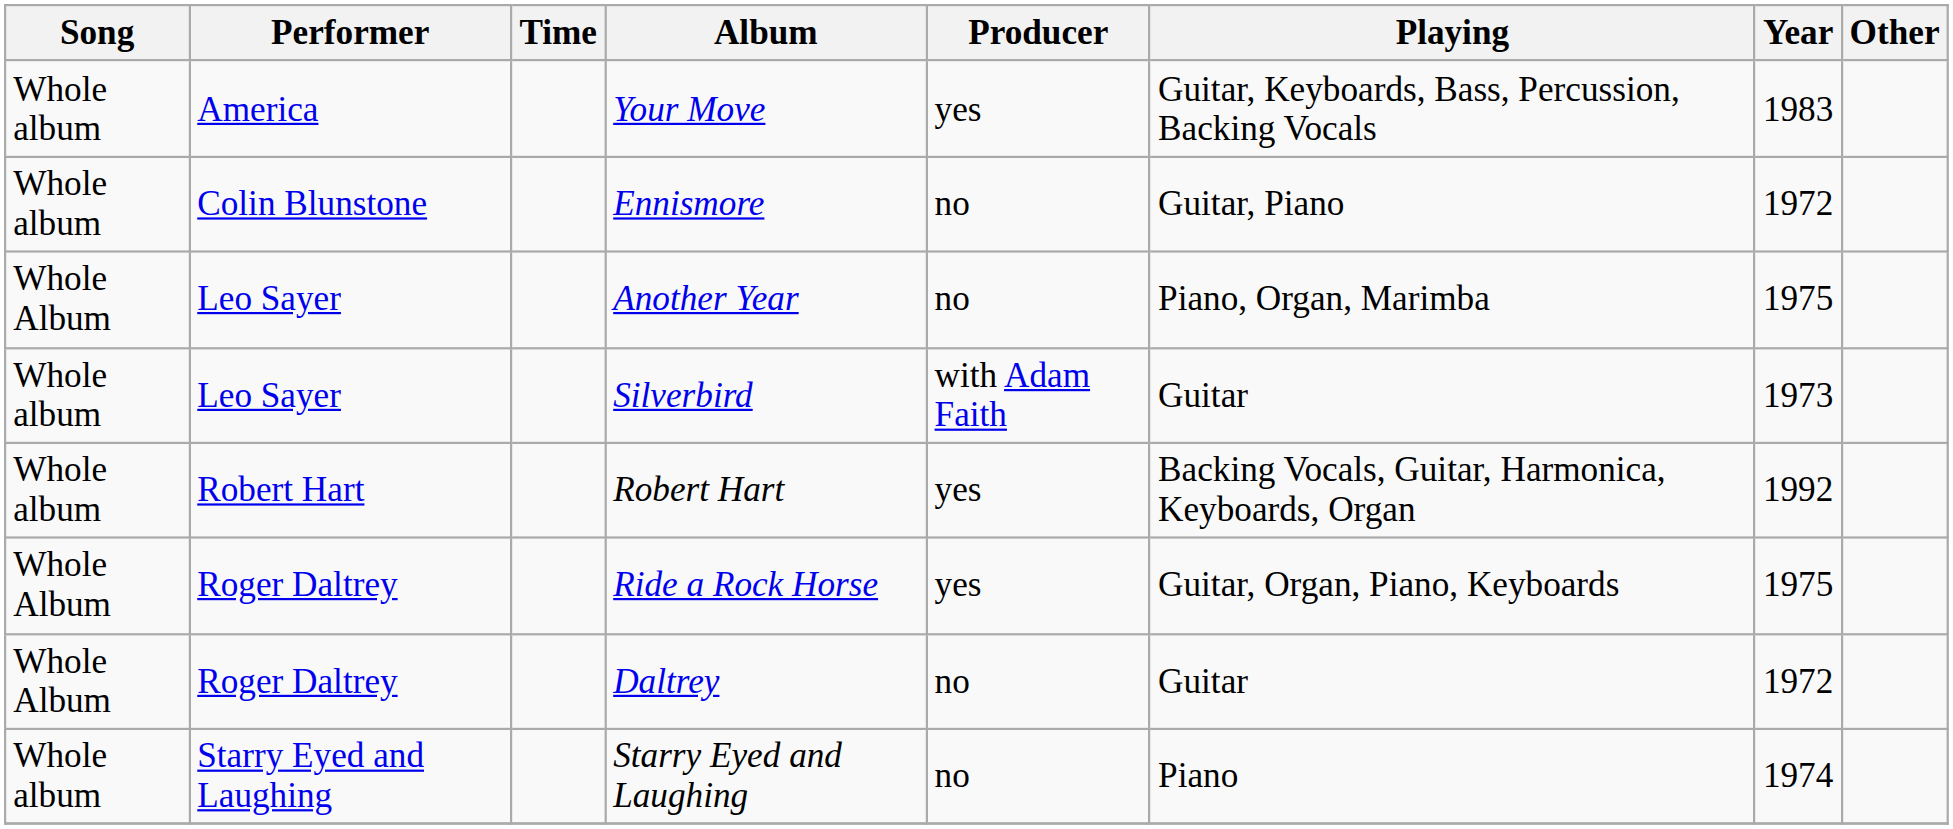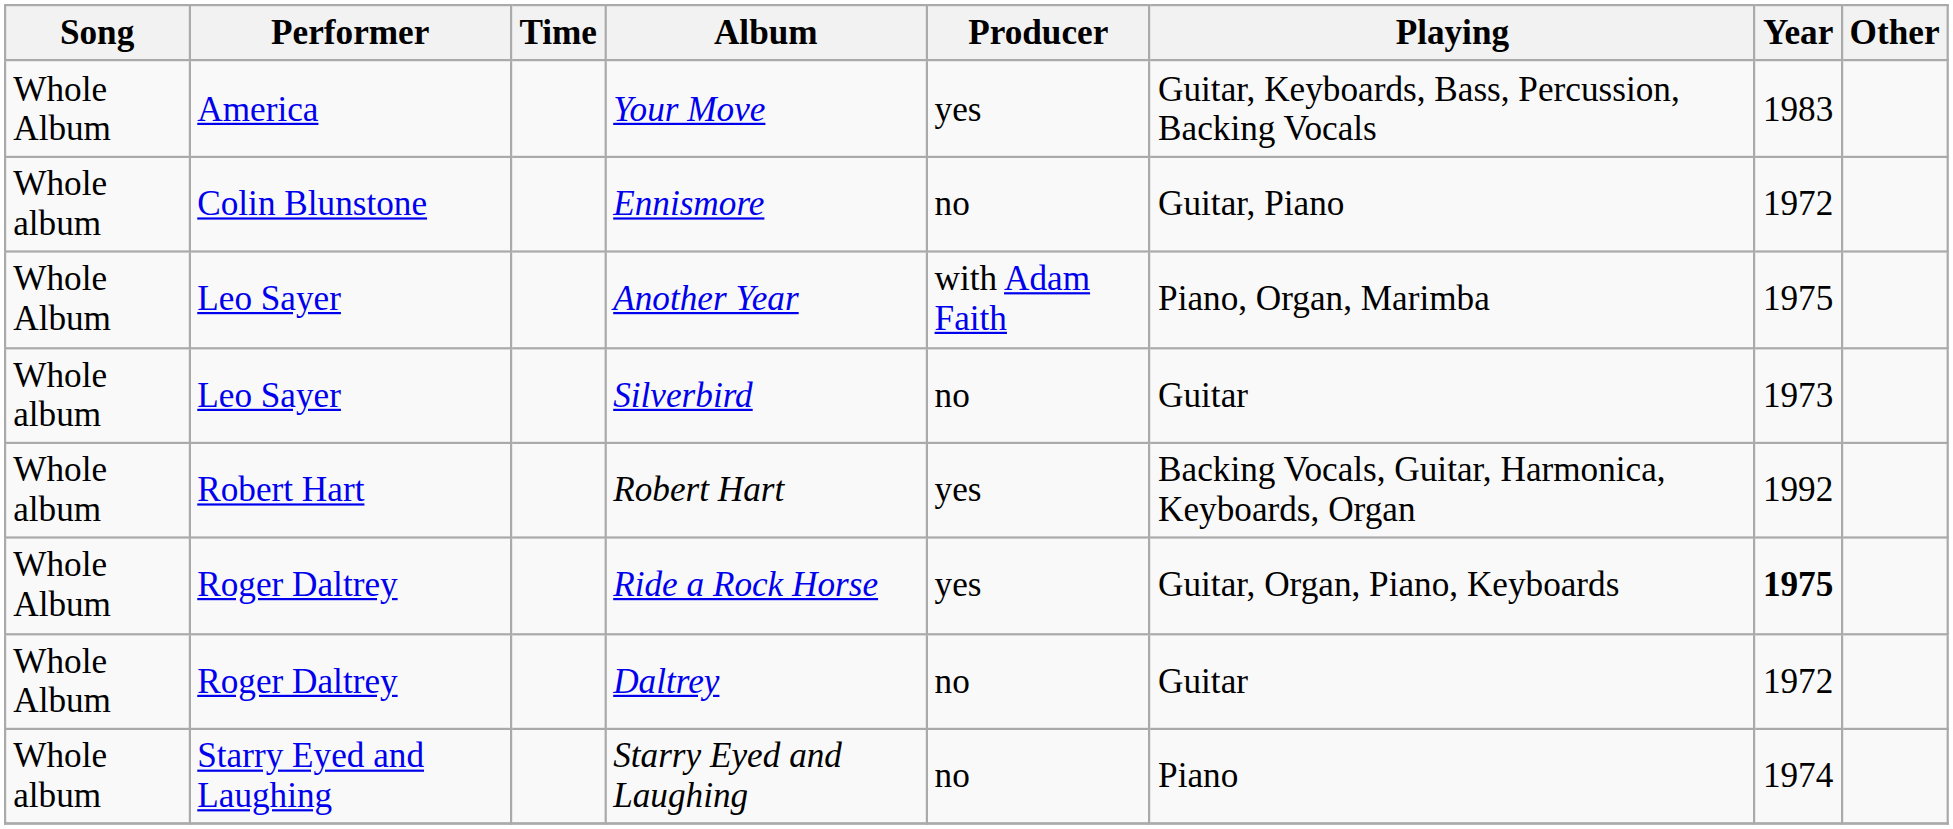(60, 108) Whole album -> (62, 108) Whole Album
(952, 298) no -> (1012, 298) with Adam Faith
(1012, 394) with Adam Faith -> (952, 394) no
(1798, 585) normal -> (1798, 585) bold
